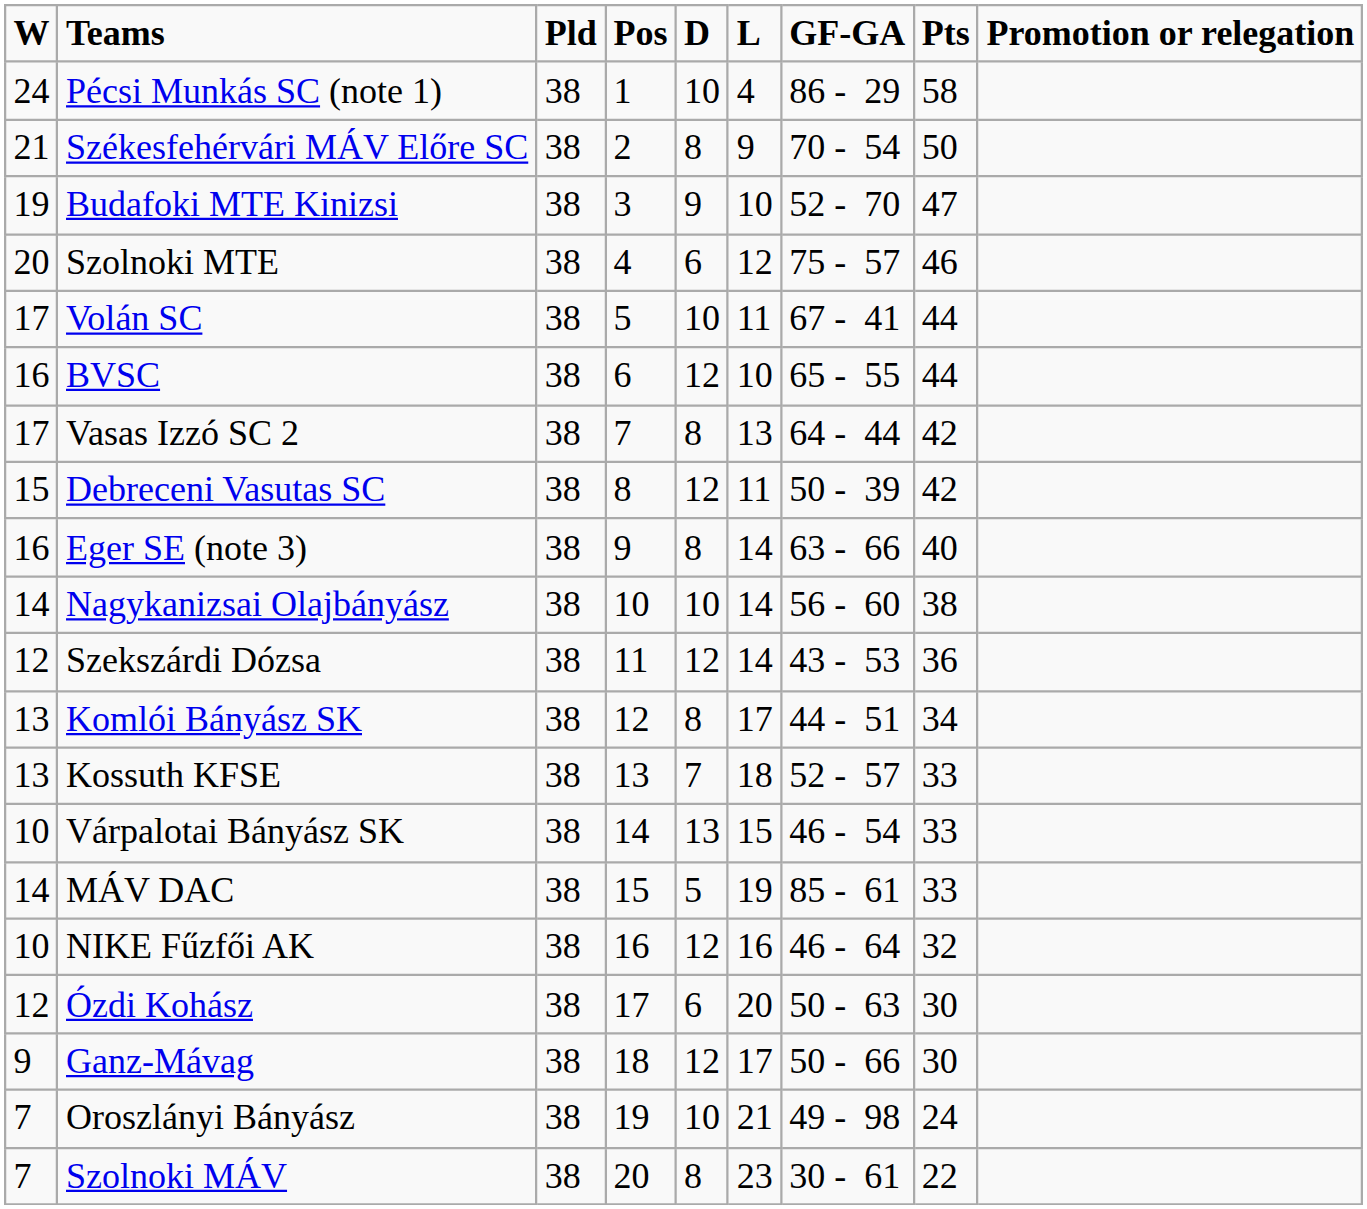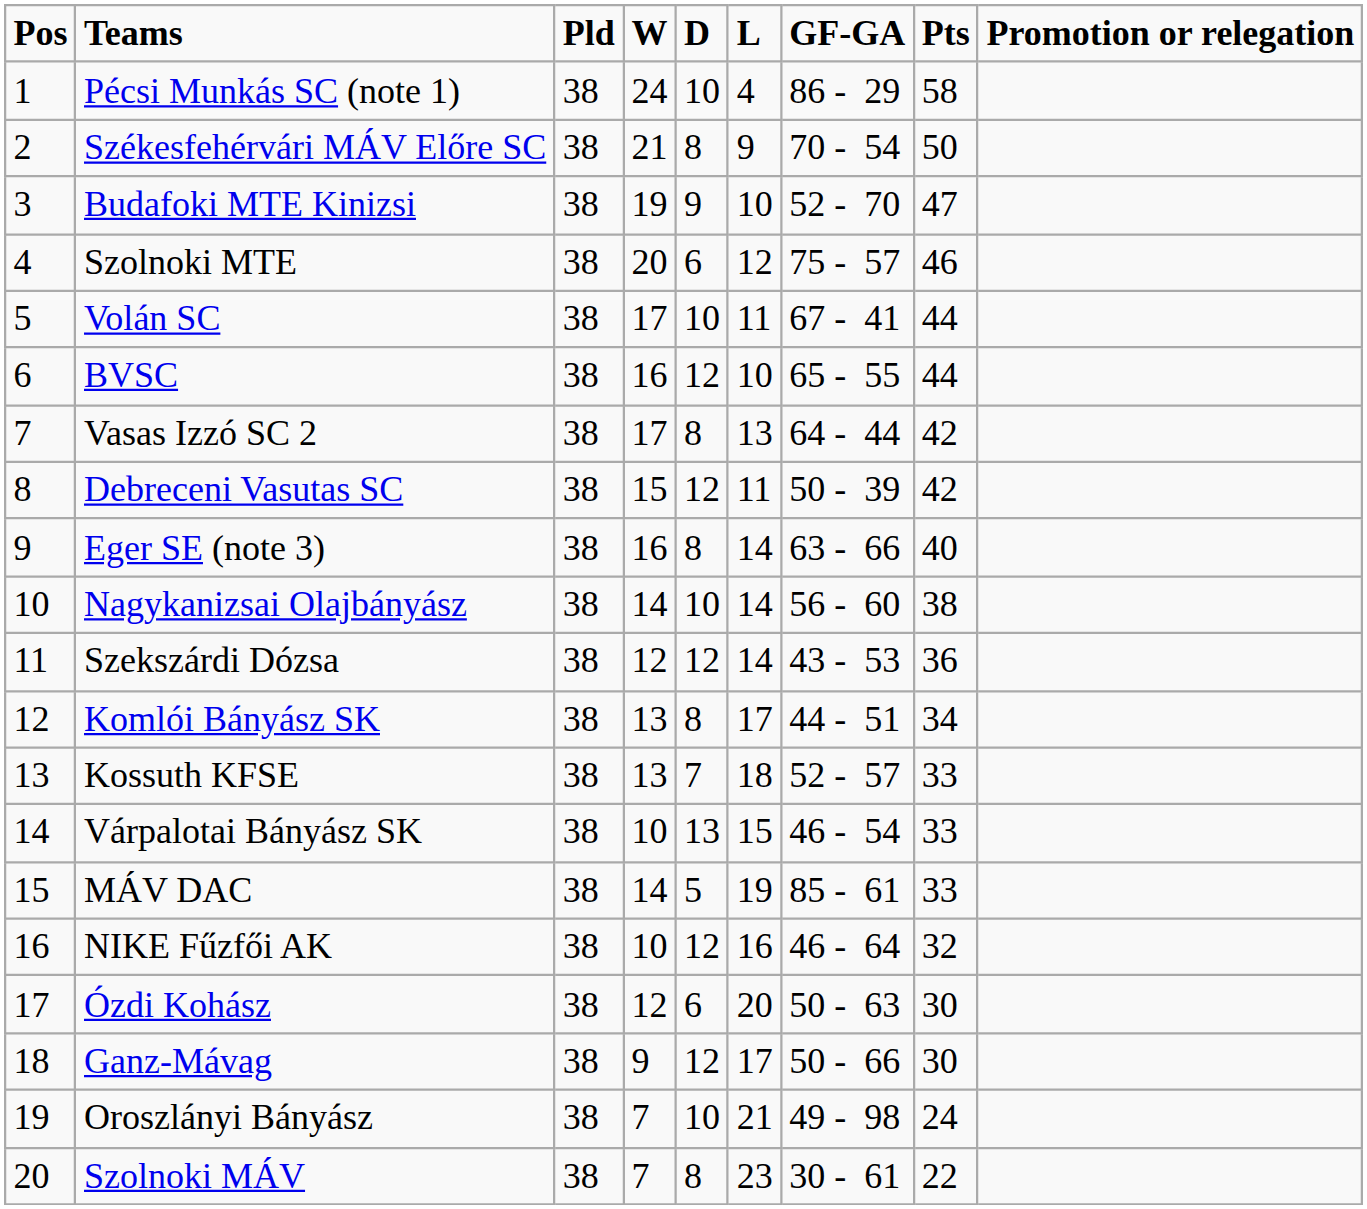columns swapped: (640, 33) <-> (31, 33)
